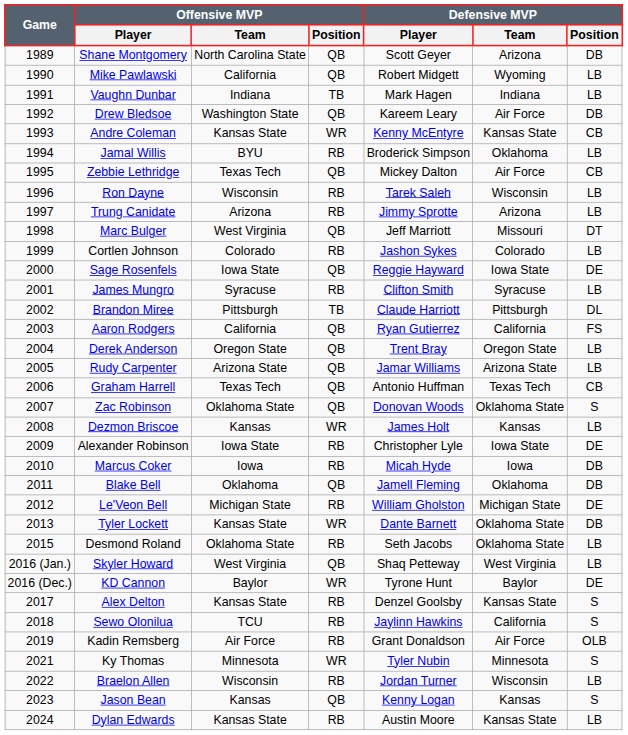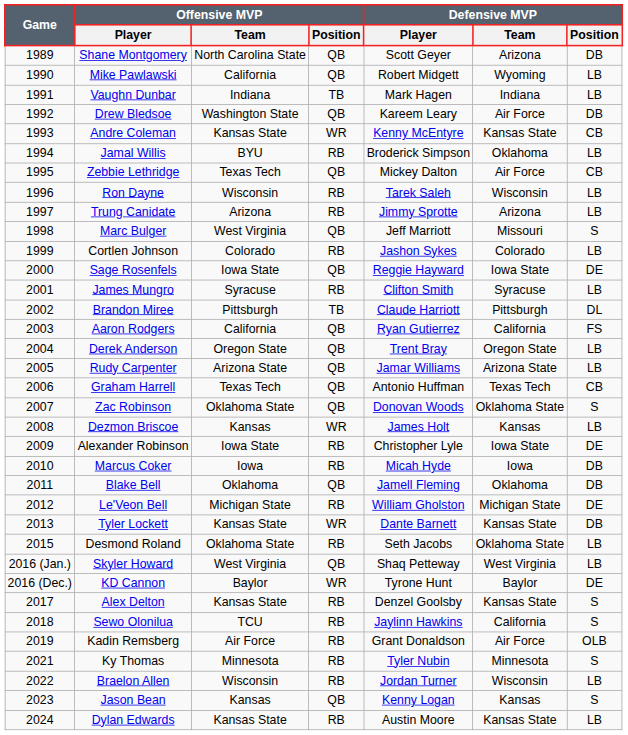(594, 231) DT -> (594, 231) S
(520, 524) Oklahoma State -> (520, 524) Kansas State
(336, 661) WR -> (336, 661) RB
